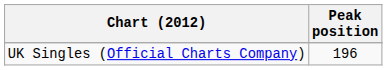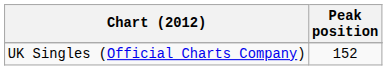(345, 54) 196 -> (345, 54) 152
